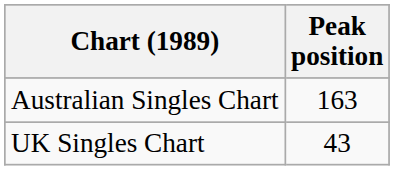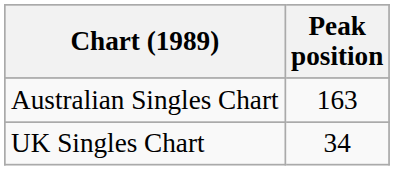(337, 142) 43 -> (337, 142) 34
